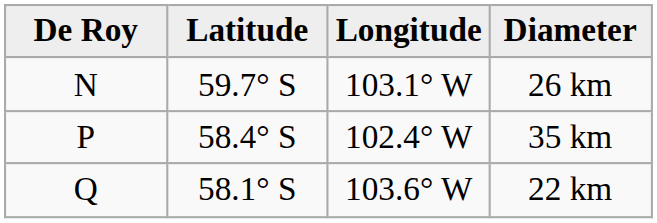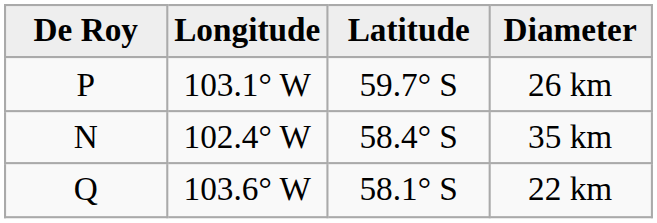columns swapped: (247, 30) <-> (409, 30)
(86, 83) N -> (86, 83) P
(86, 136) P -> (86, 136) N
